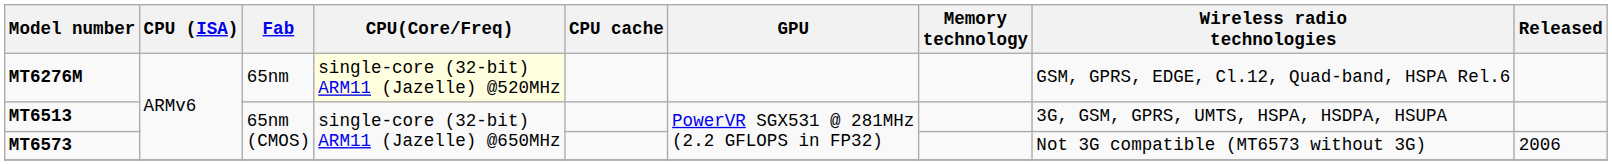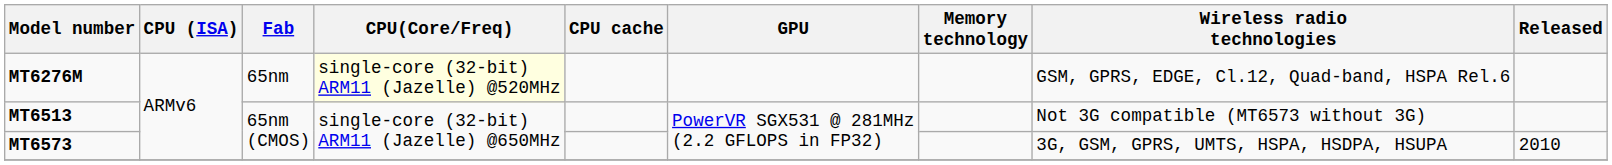(1242, 117) 3G, GSM, GPRS, UMTS, HSPA, HSDPA, HSUPA -> (1231, 117) Not 3G compatible (MT6573 without 3G)
(1231, 145) Not 3G compatible (MT6573 without 3G) -> (1242, 145) 3G, GSM, GPRS, UMTS, HSPA, HSDPA, HSUPA
(1540, 145) 2006 -> (1540, 145) 2010
